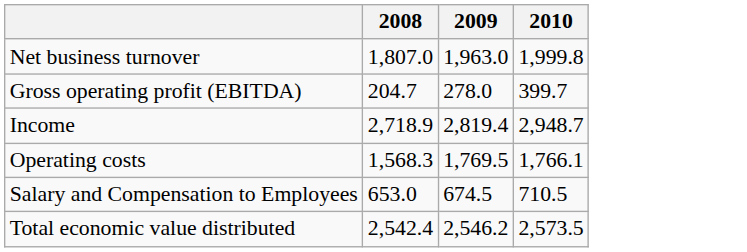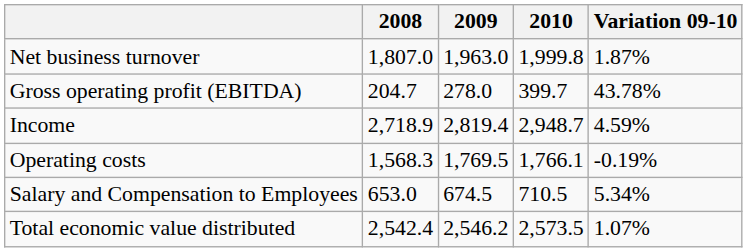+ column: (666, 21)
